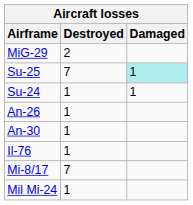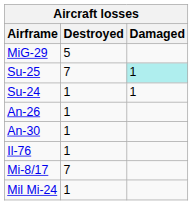(67, 53) 2 -> (67, 53) 5
